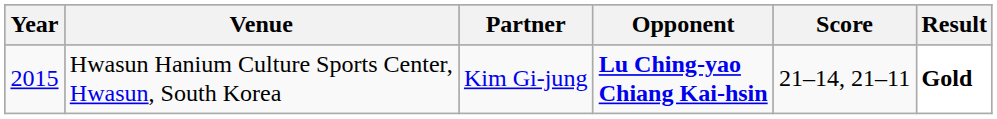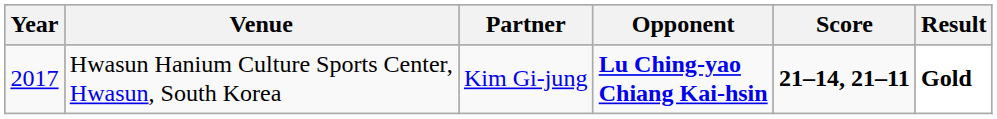(35, 78) 2015 -> (35, 78) 2017
(845, 78) normal -> (844, 78) bold
